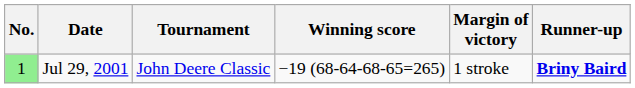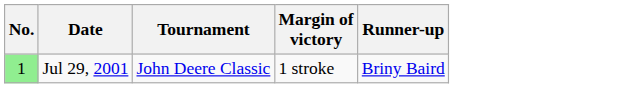- column: (362, 29)
(581, 68) bold -> (403, 68) normal
